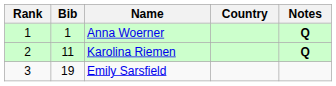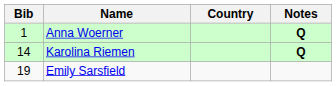- column: (28, 14)
(68, 52) 11 -> (24, 52) 14
